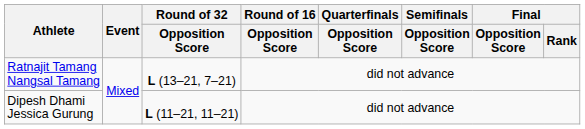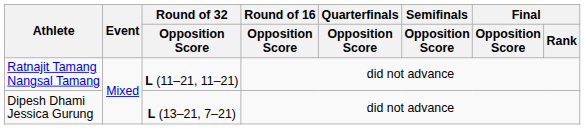(192, 81) L (13–21, 7–21) -> (192, 81) L (11–21, 11–21)
(192, 115) L (11–21, 11–21) -> (192, 115) L (13–21, 7–21)
